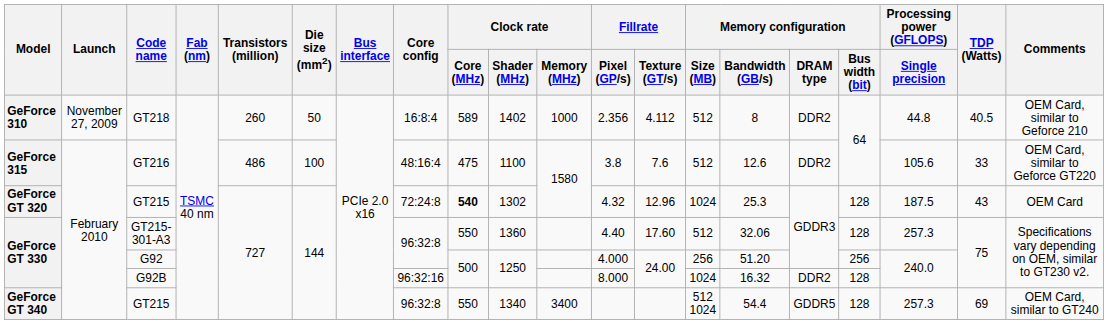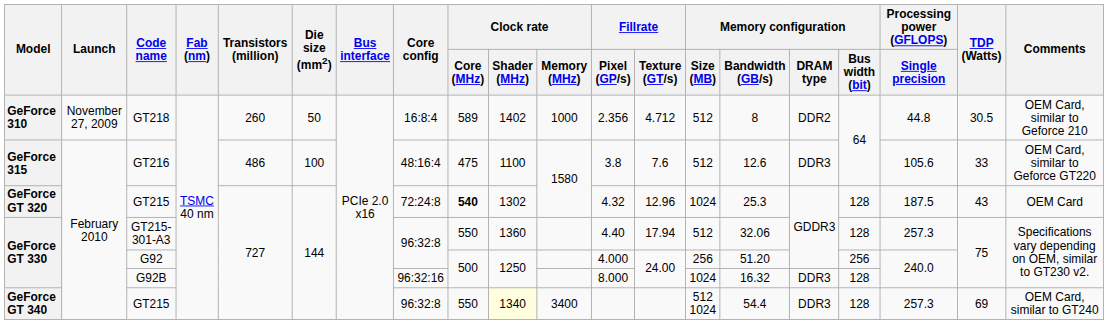(660, 117) 4.112 -> (660, 117) 4.712
(982, 117) 40.5 -> (982, 117) 30.5
(814, 162) DDR2 -> (814, 162) DDR3
(660, 233) 17.60 -> (660, 233) 17.94
(814, 278) DDR2 -> (814, 278) DDR3
(513, 303) no background -> (513, 303) lightyellow background
(814, 303) GDDR5 -> (814, 303) DDR3
